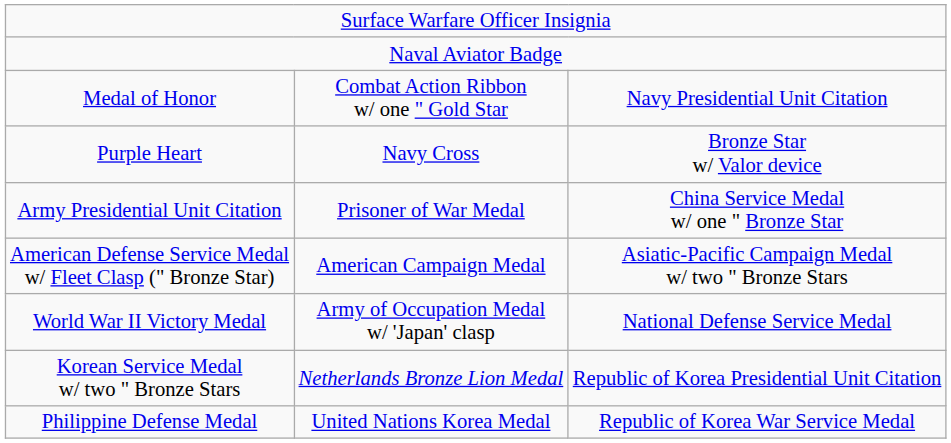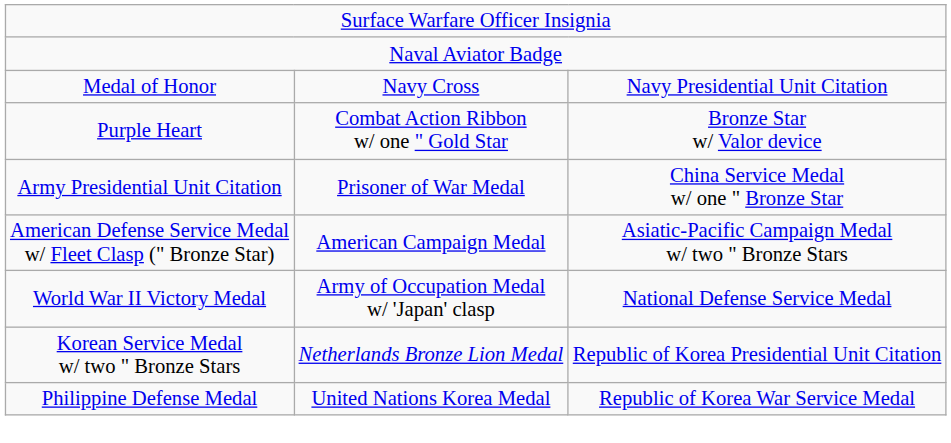(431, 97) Combat Action Ribbon w/ one " Gold Star -> (431, 86) Navy Cross
(431, 153) Navy Cross -> (431, 130) Combat Action Ribbon w/ one " Gold Star
